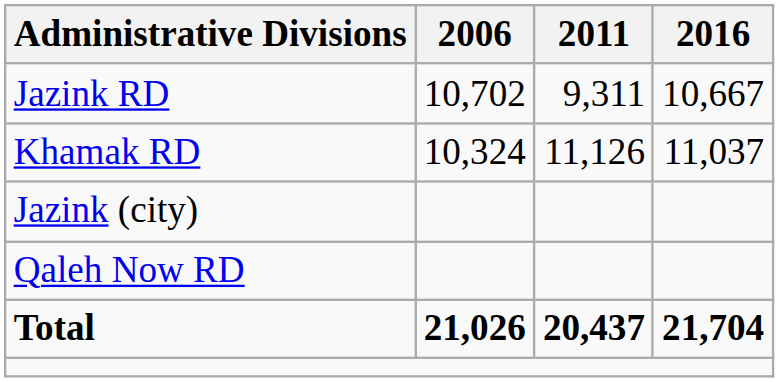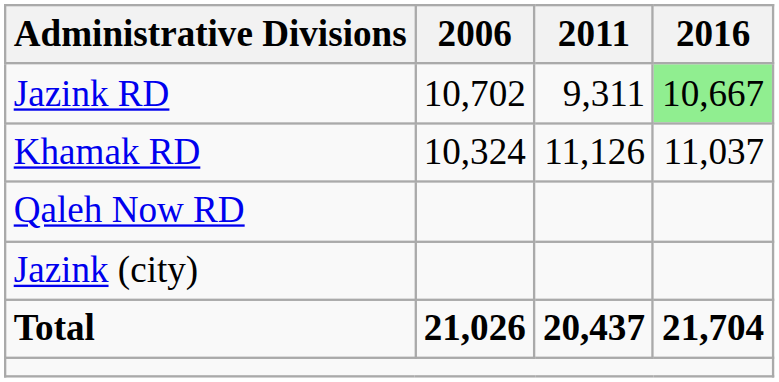(713, 92) no background -> (713, 92) lightgreen background
rows swapped: (129, 269) <-> (106, 210)
